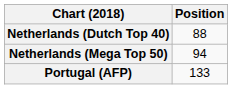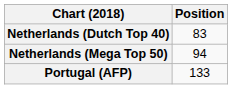(200, 34) 88 -> (200, 34) 83
